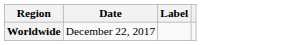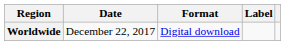+ column: (200, 13)
